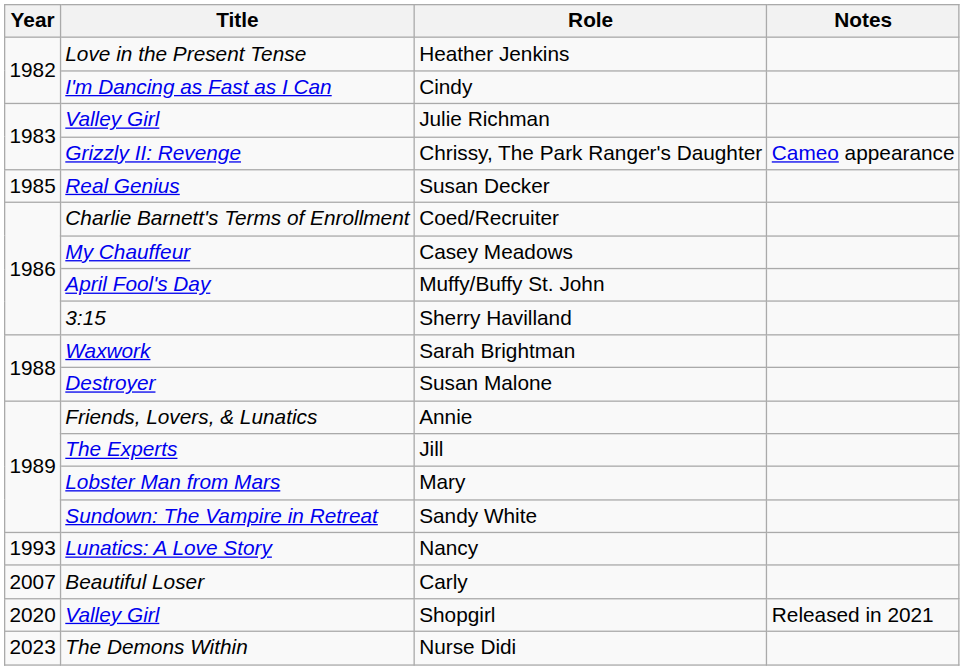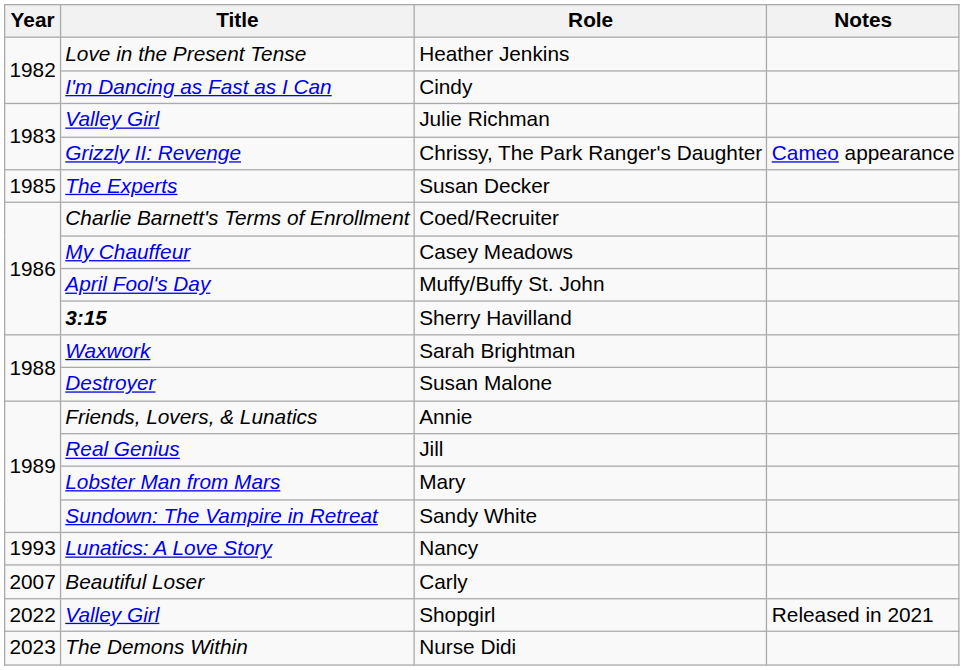(123, 185) Real Genius -> (121, 185) The Experts
(86, 317) normal -> (86, 317) bold
(121, 449) The Experts -> (123, 449) Real Genius
(33, 614) 2020 -> (33, 614) 2022
